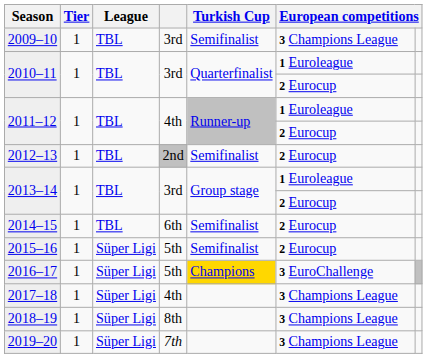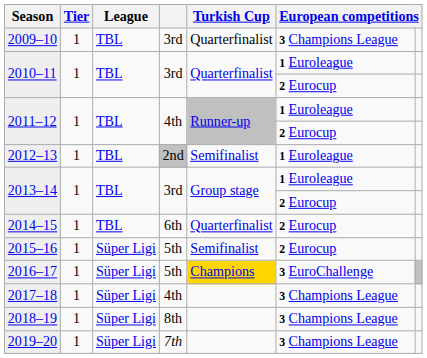(224, 39) Semifinalist -> (231, 39) Quarterfinalist
(308, 156) 2 Eurocup -> (316, 156) 1 Euroleague
(224, 226) Semifinalist -> (231, 226) Quarterfinalist
